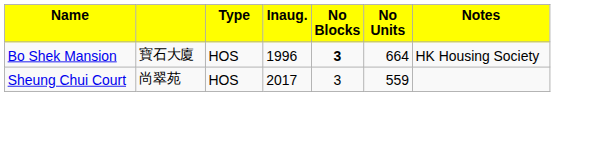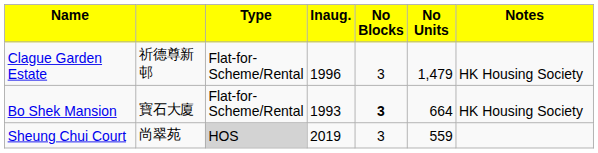+ row: (55, 66)
(223, 55) HOS -> (256, 104) Flat-for-Scheme/Rental
(282, 55) 1996 -> (325, 111) 1993
(223, 80) no background -> (223, 136) lightgrey background
(282, 80) 2017 -> (325, 136) 2019
